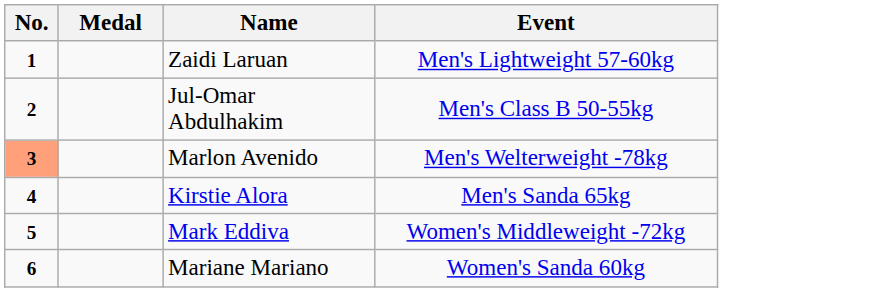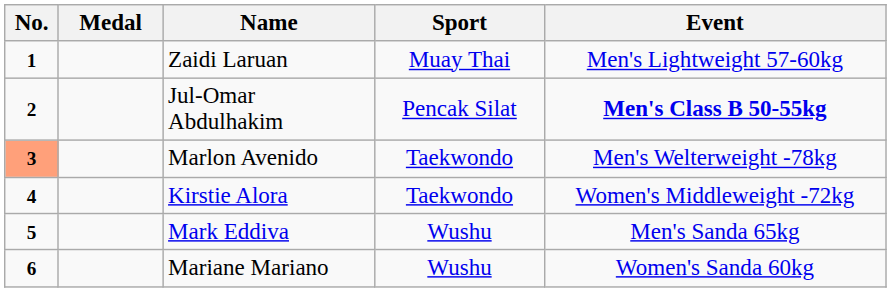+ column: (459, 22)
(546, 108) normal -> (715, 108) bold
(546, 194) Men's Sanda 65kg -> (715, 194) Women's Middleweight -72kg
(546, 231) Women's Middleweight -72kg -> (715, 231) Men's Sanda 65kg
